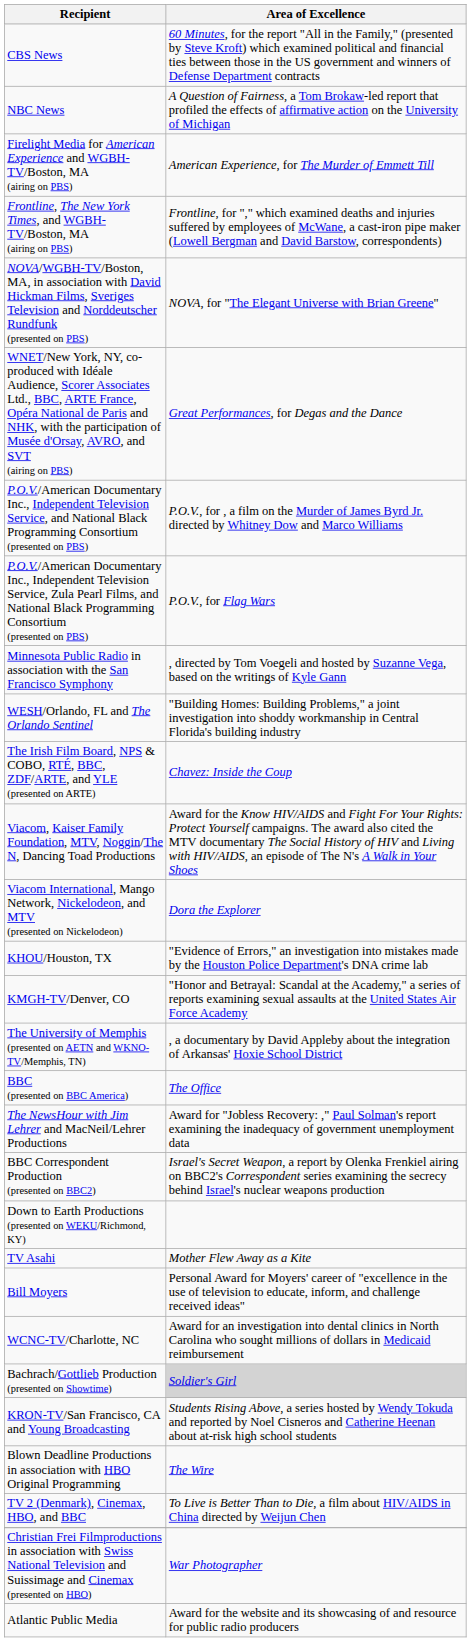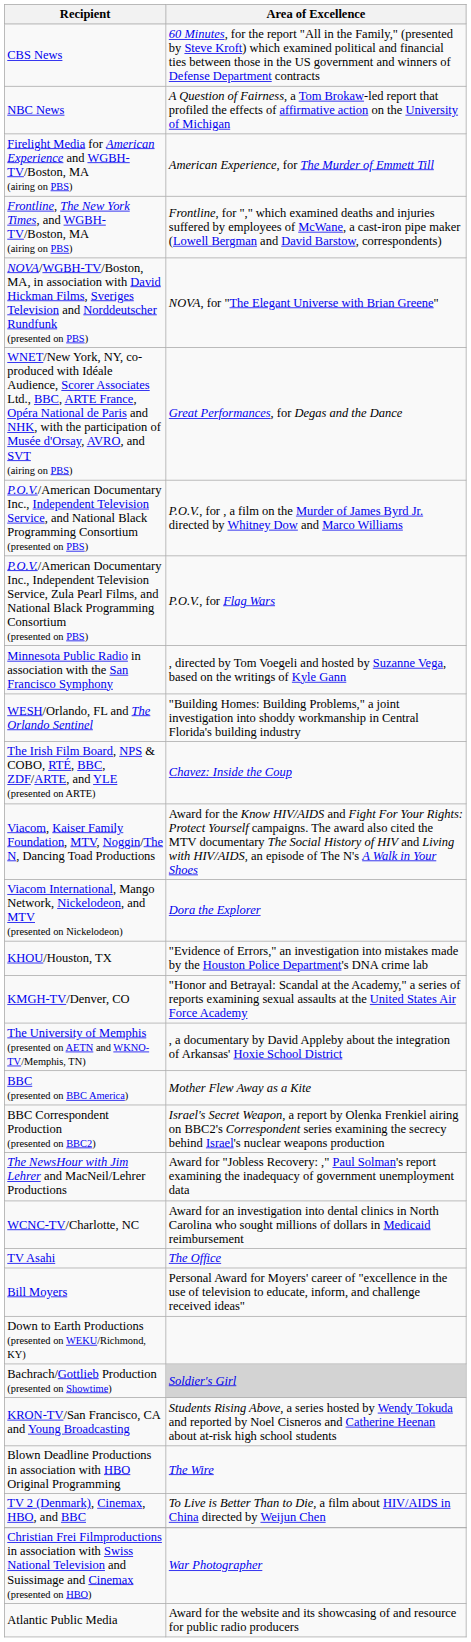(195, 1087) The Office -> (240, 1087) Mother Flew Away as a Kite
rows swapped: (58, 1176) <-> (76, 1128)
rows swapped: (73, 1340) <-> (77, 1224)
(240, 1258) Mother Flew Away as a Kite -> (195, 1258) The Office
